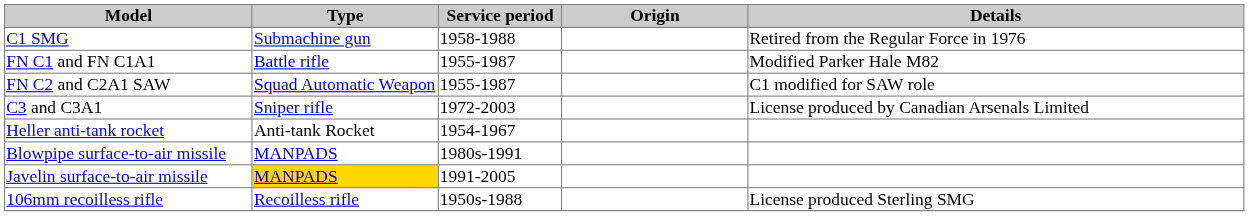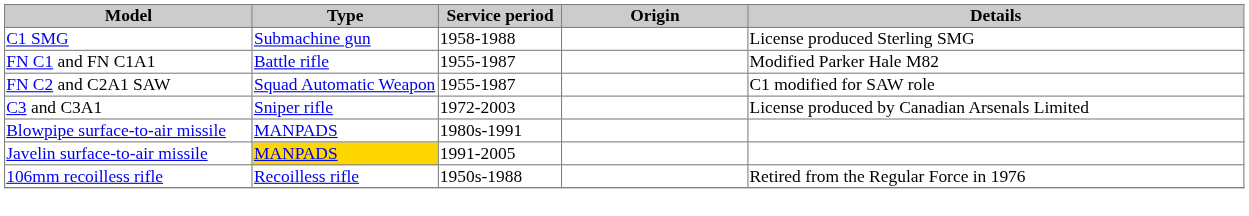(888, 38) Retired from the Regular Force in 1976 -> (862, 38) License produced Sterling SMG
- row: (85, 130)
(862, 199) License produced Sterling SMG -> (888, 176) Retired from the Regular Force in 1976
